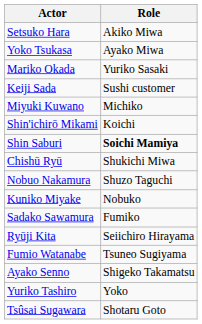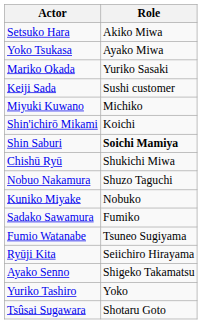rows swapped: (31, 236) <-> (47, 254)
